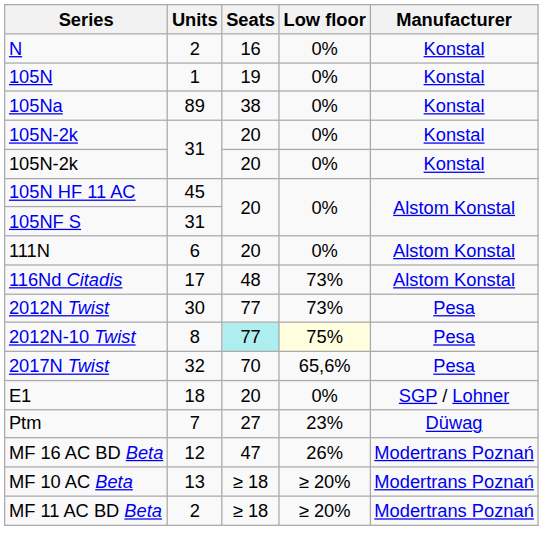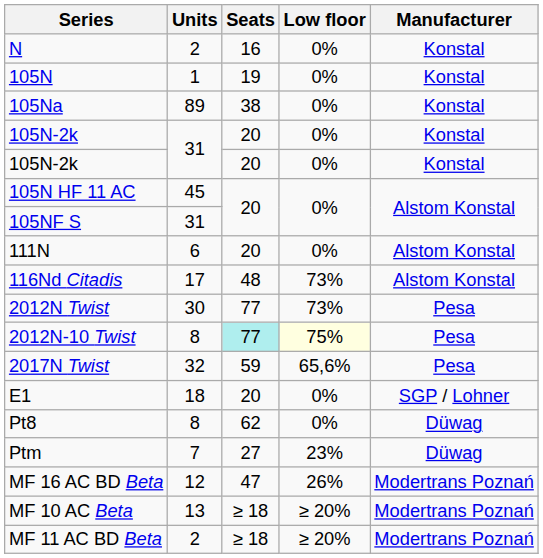(251, 366) 70 -> (251, 366) 59
+ row: (23, 424)
